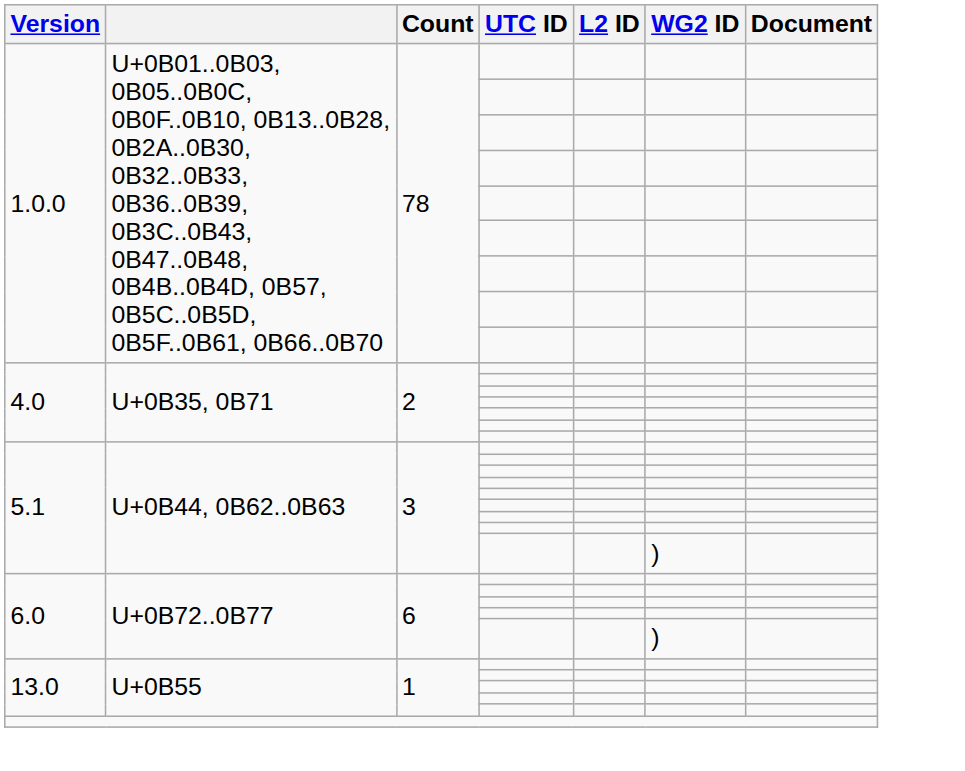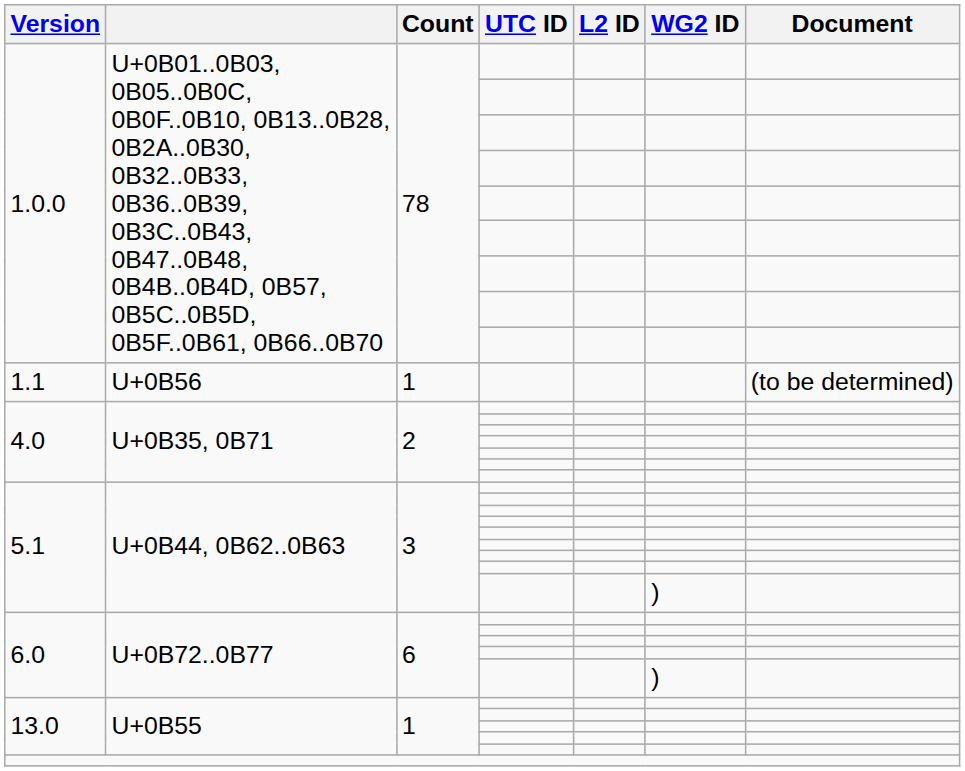+ row: (28, 381)
